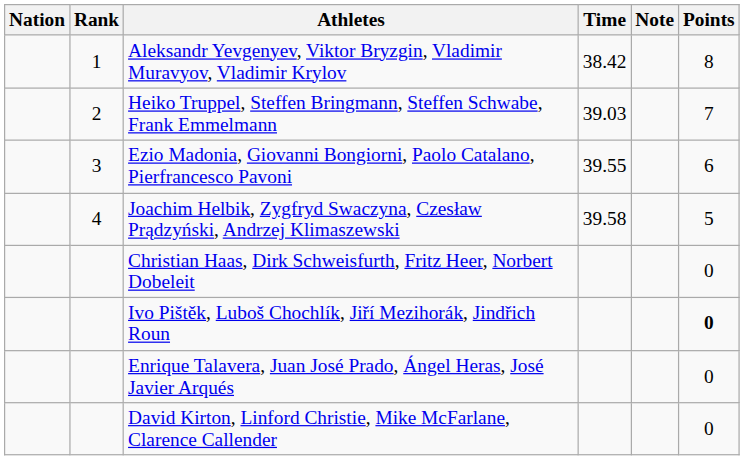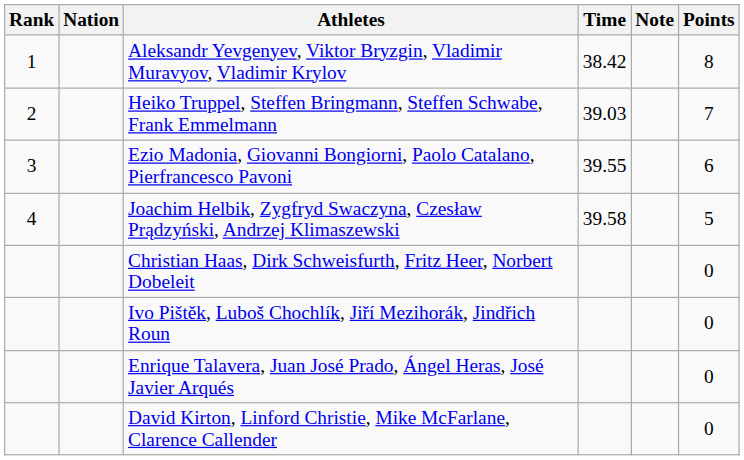columns swapped: (97, 19) <-> (37, 19)
(709, 323) bold -> (709, 323) normal
